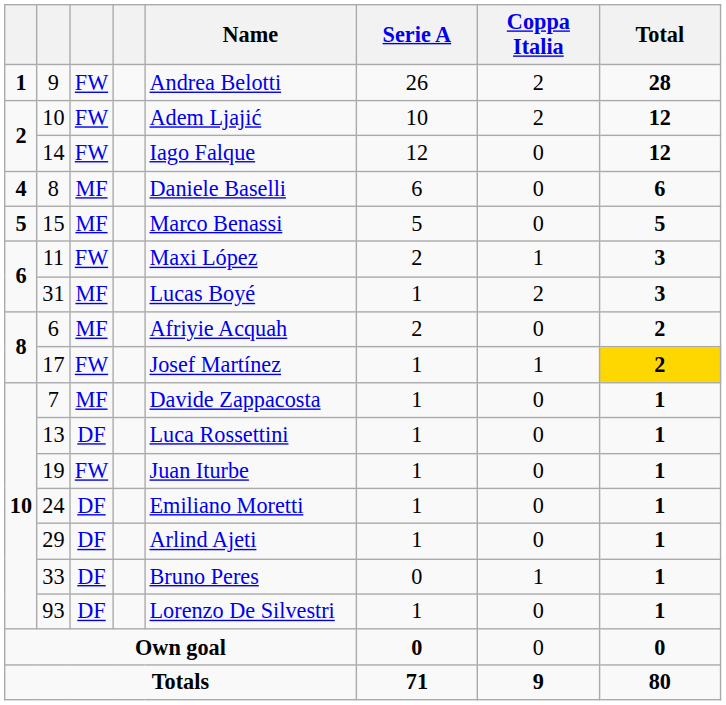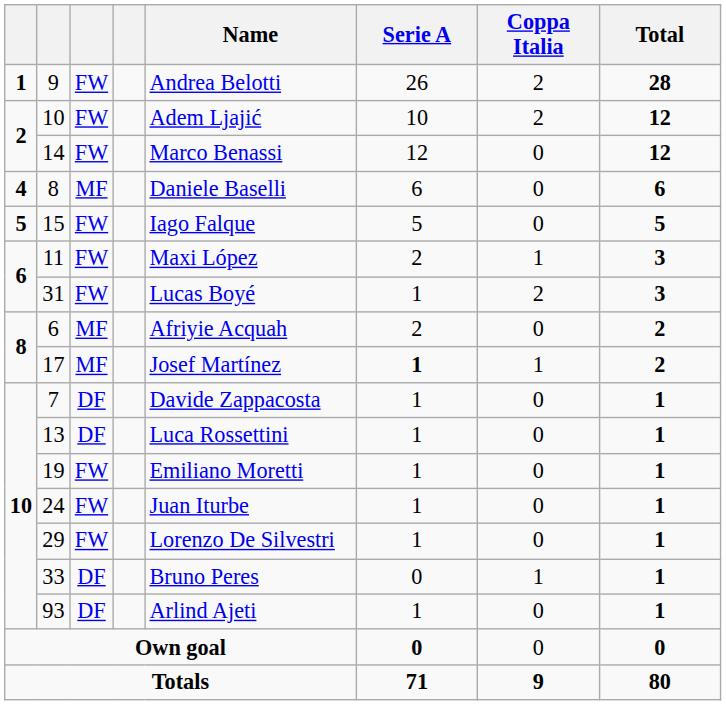(202, 152) Iago Falque -> (216, 152) Marco Benassi
(91, 223) MF -> (91, 223) FW
(216, 223) Marco Benassi -> (202, 223) Iago Falque
(91, 294) MF -> (91, 294) FW
(91, 364) FW -> (91, 364) MF
(417, 364) normal -> (417, 364) bold
(660, 364) gold background -> (660, 364) no background
(91, 399) MF -> (91, 399) DF
(199, 470) Juan Iturbe -> (226, 470) Emiliano Moretti
(91, 505) DF -> (91, 505) FW
(226, 505) Emiliano Moretti -> (199, 505) Juan Iturbe
(91, 540) DF -> (91, 540) FW
(203, 540) Arlind Ajeti -> (242, 540) Lorenzo De Silvestri
(242, 611) Lorenzo De Silvestri -> (203, 611) Arlind Ajeti
